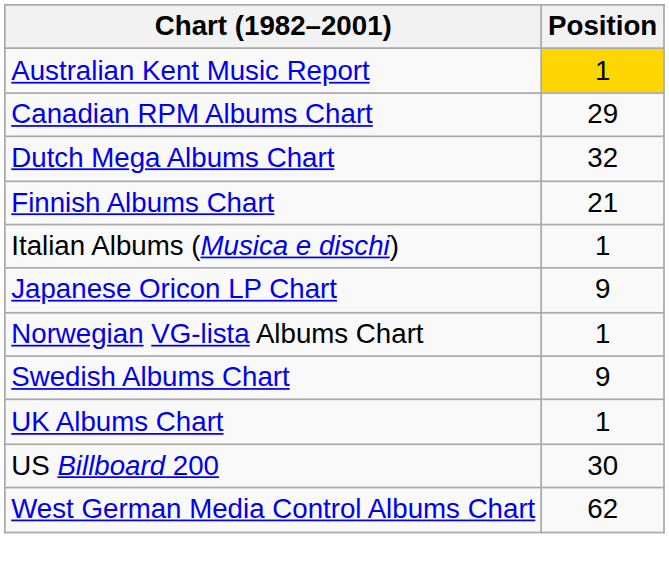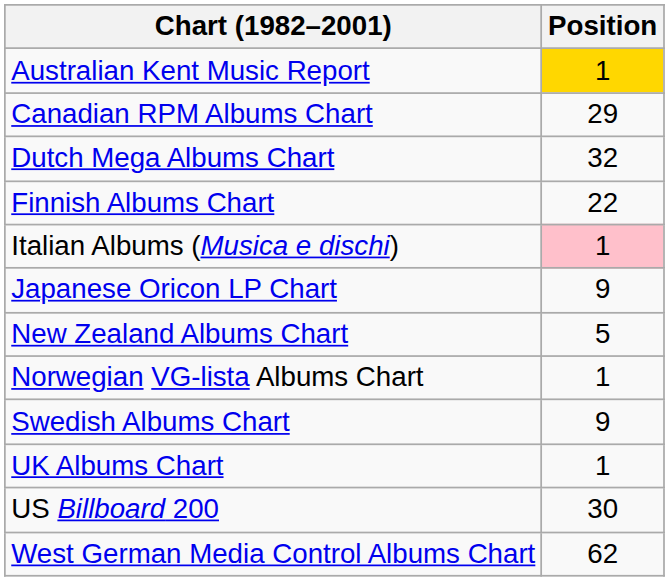(603, 202) 21 -> (603, 202) 22
(603, 245) no background -> (603, 245) pink background
+ row: (180, 333)
